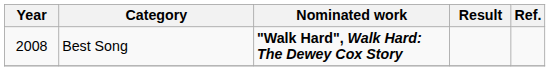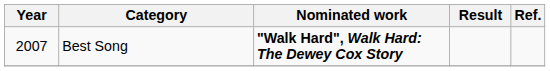(32, 46) 2008 -> (32, 46) 2007
